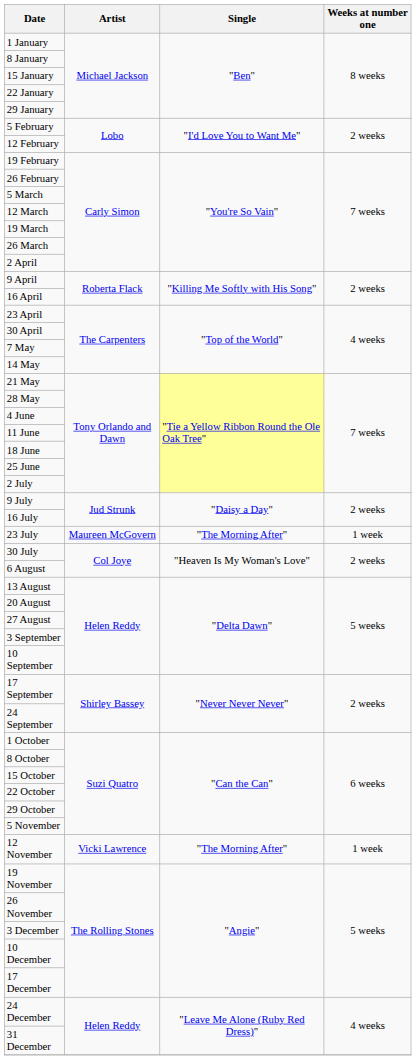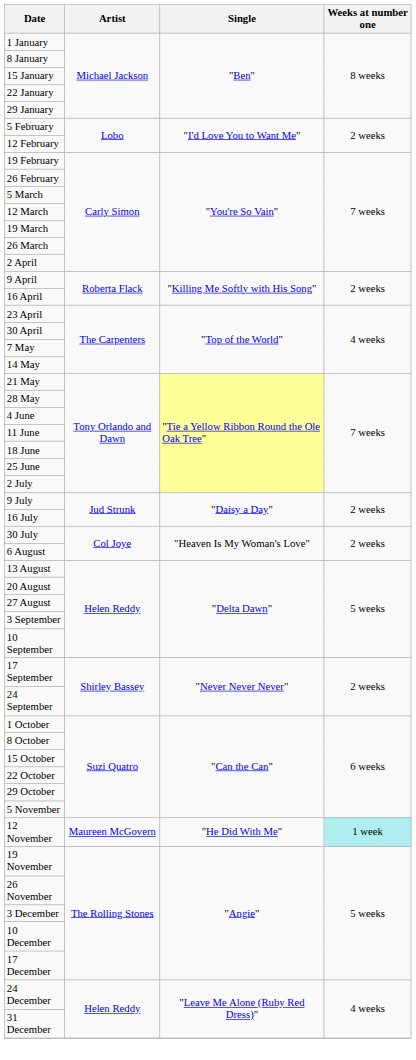- row: (22, 535)
(112, 849) Vicki Lawrence -> (112, 832) Maureen McGovern
(242, 849) "The Morning After" -> (242, 832) "He Did With Me"
(368, 849) no background -> (368, 832) paleturquoise background
